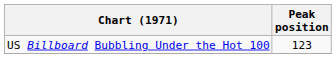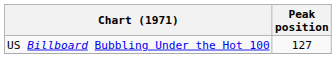(302, 45) 123 -> (302, 45) 127
